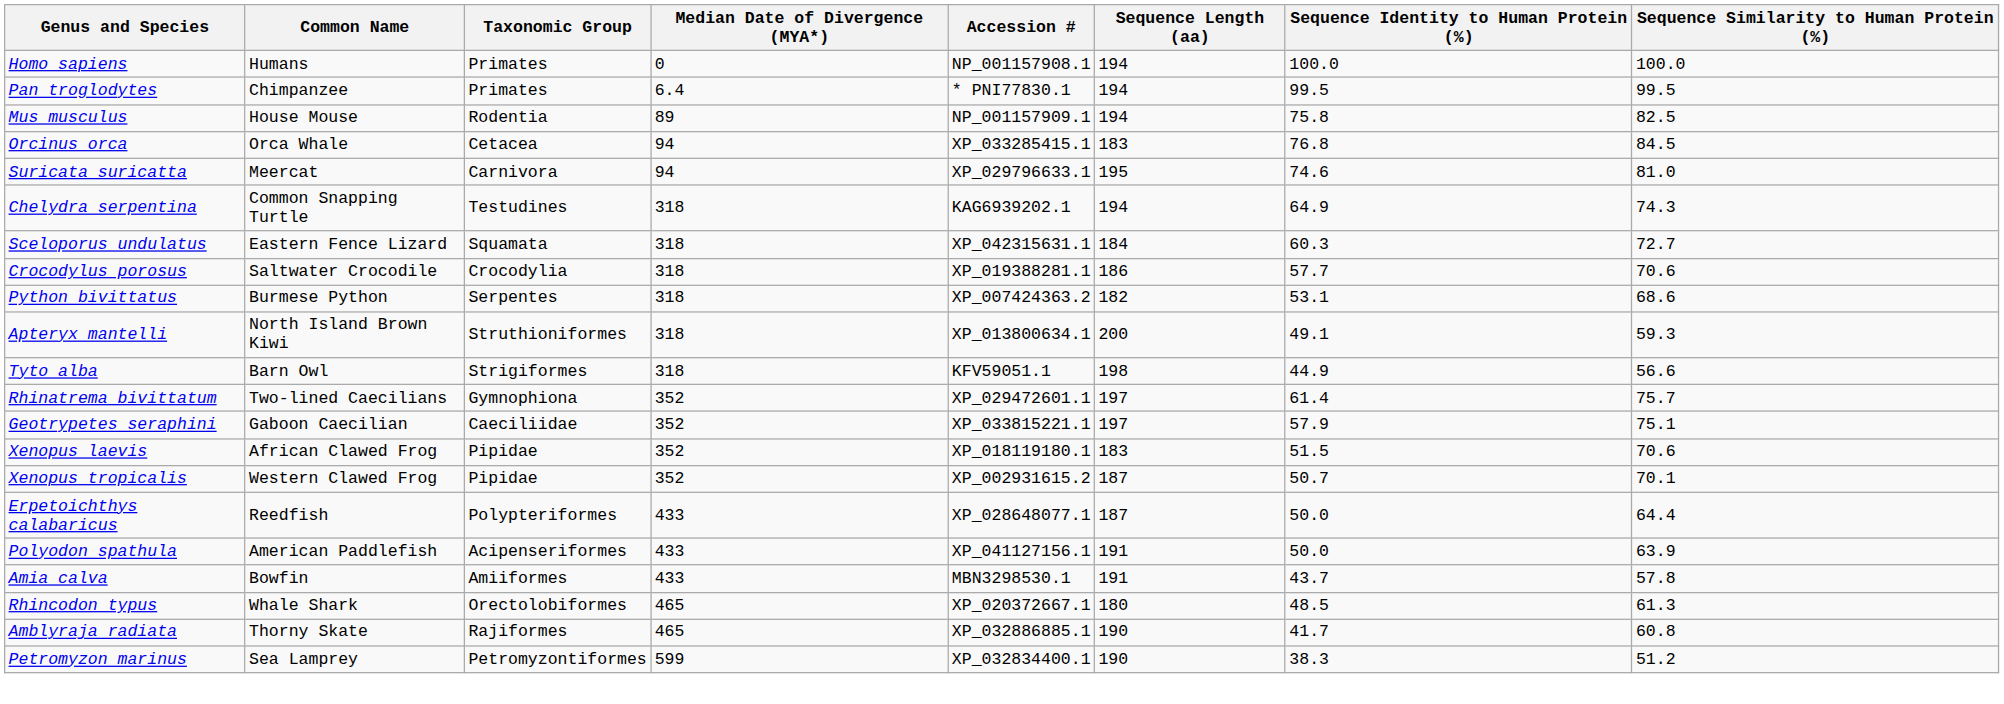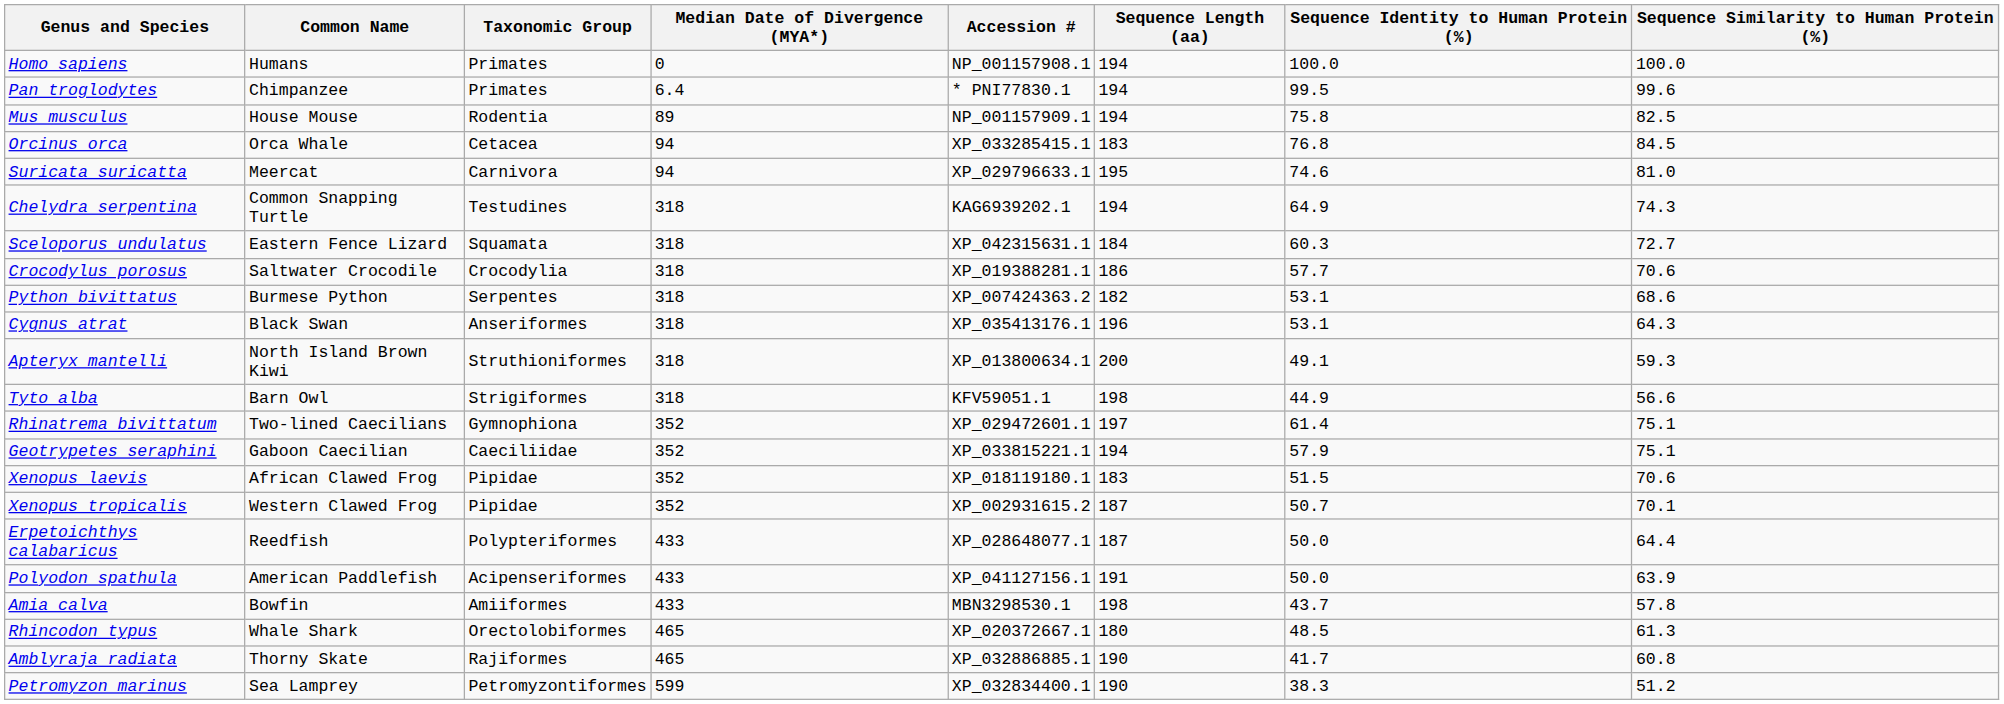(1656, 91) 99.5 -> (1656, 91) 99.6
+ row: (68, 325)
(1656, 398) 75.7 -> (1656, 425) 75.1
(1113, 425) 197 -> (1113, 452) 194
(1113, 579) 191 -> (1113, 606) 198
